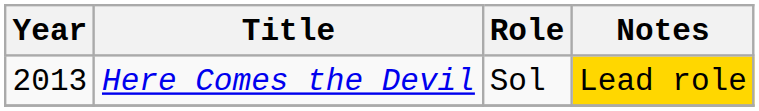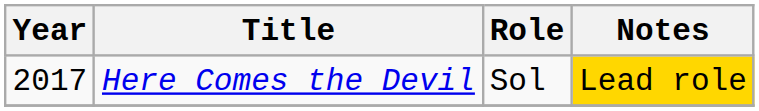(50, 81) 2013 -> (50, 81) 2017
